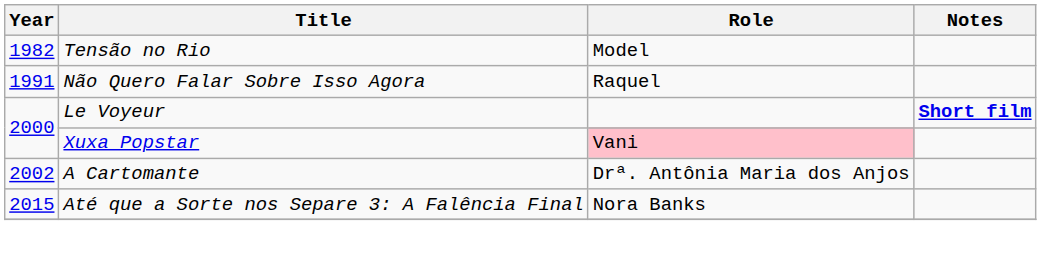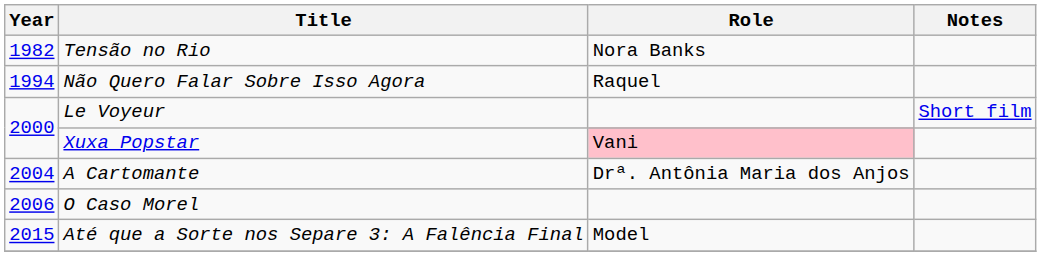(621, 51) Model -> (649, 51) Nora Banks
(32, 82) 1991 -> (32, 82) 1994
(975, 112) bold -> (975, 112) normal
(32, 174) 2002 -> (32, 174) 2004
+ row: (131, 204)
(649, 204) Nora Banks -> (621, 235) Model
